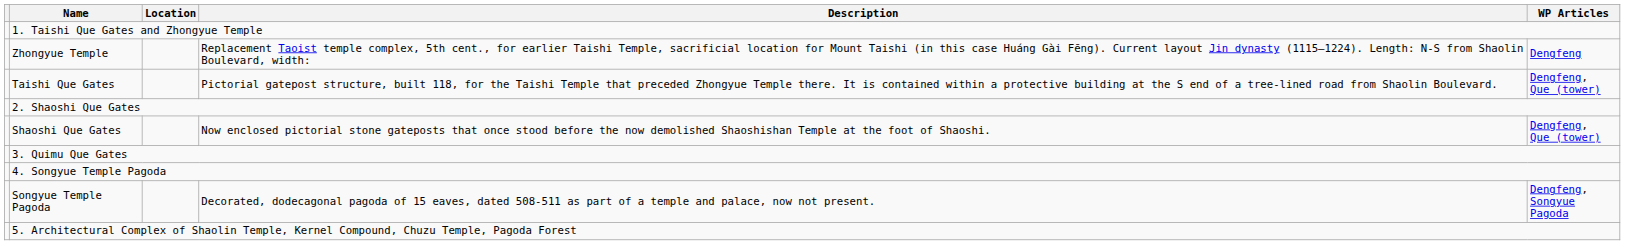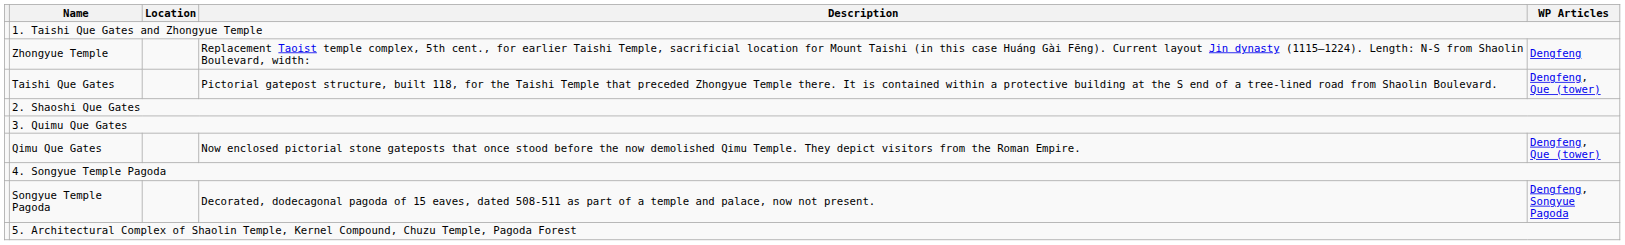- row: (67, 131)
+ row: (57, 148)
